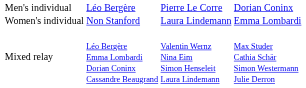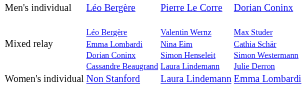rows swapped: (44, 21) <-> (29, 57)
